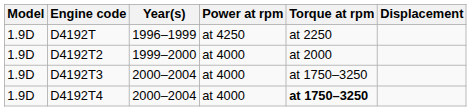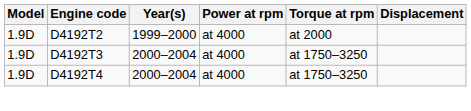- row: (73, 34)
(329, 95) bold -> (328, 75) normal
